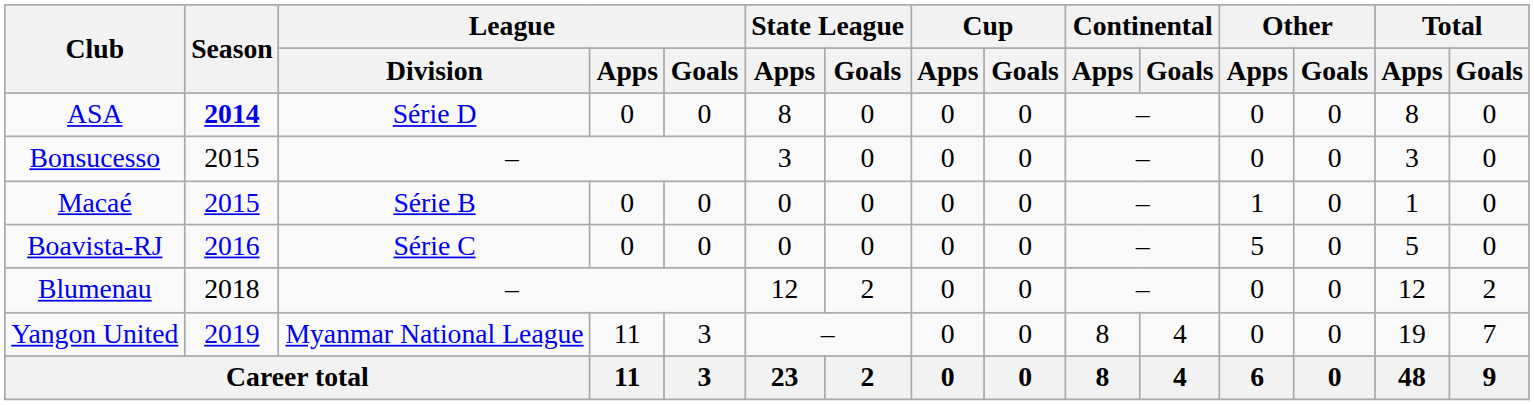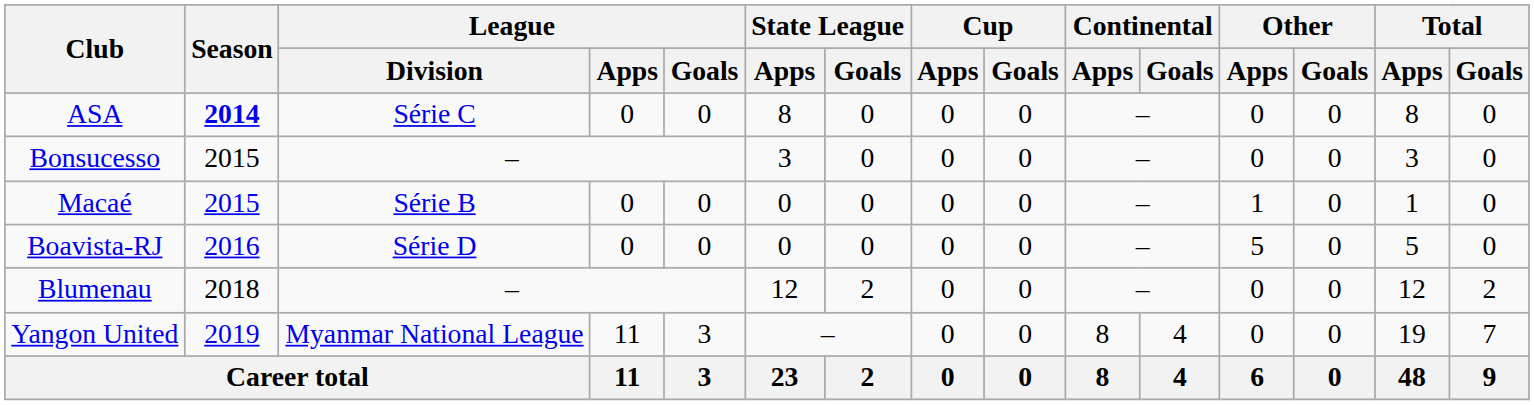(435, 114) Série D -> (435, 114) Série C
(435, 245) Série C -> (435, 245) Série D
